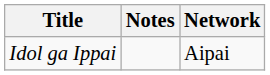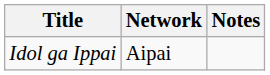columns swapped: (222, 20) <-> (150, 20)
